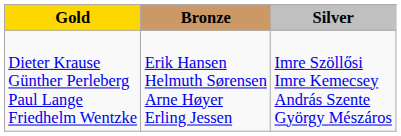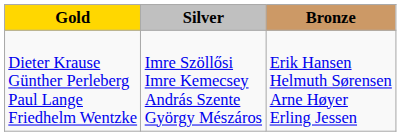columns swapped: (333, 17) <-> (206, 17)
